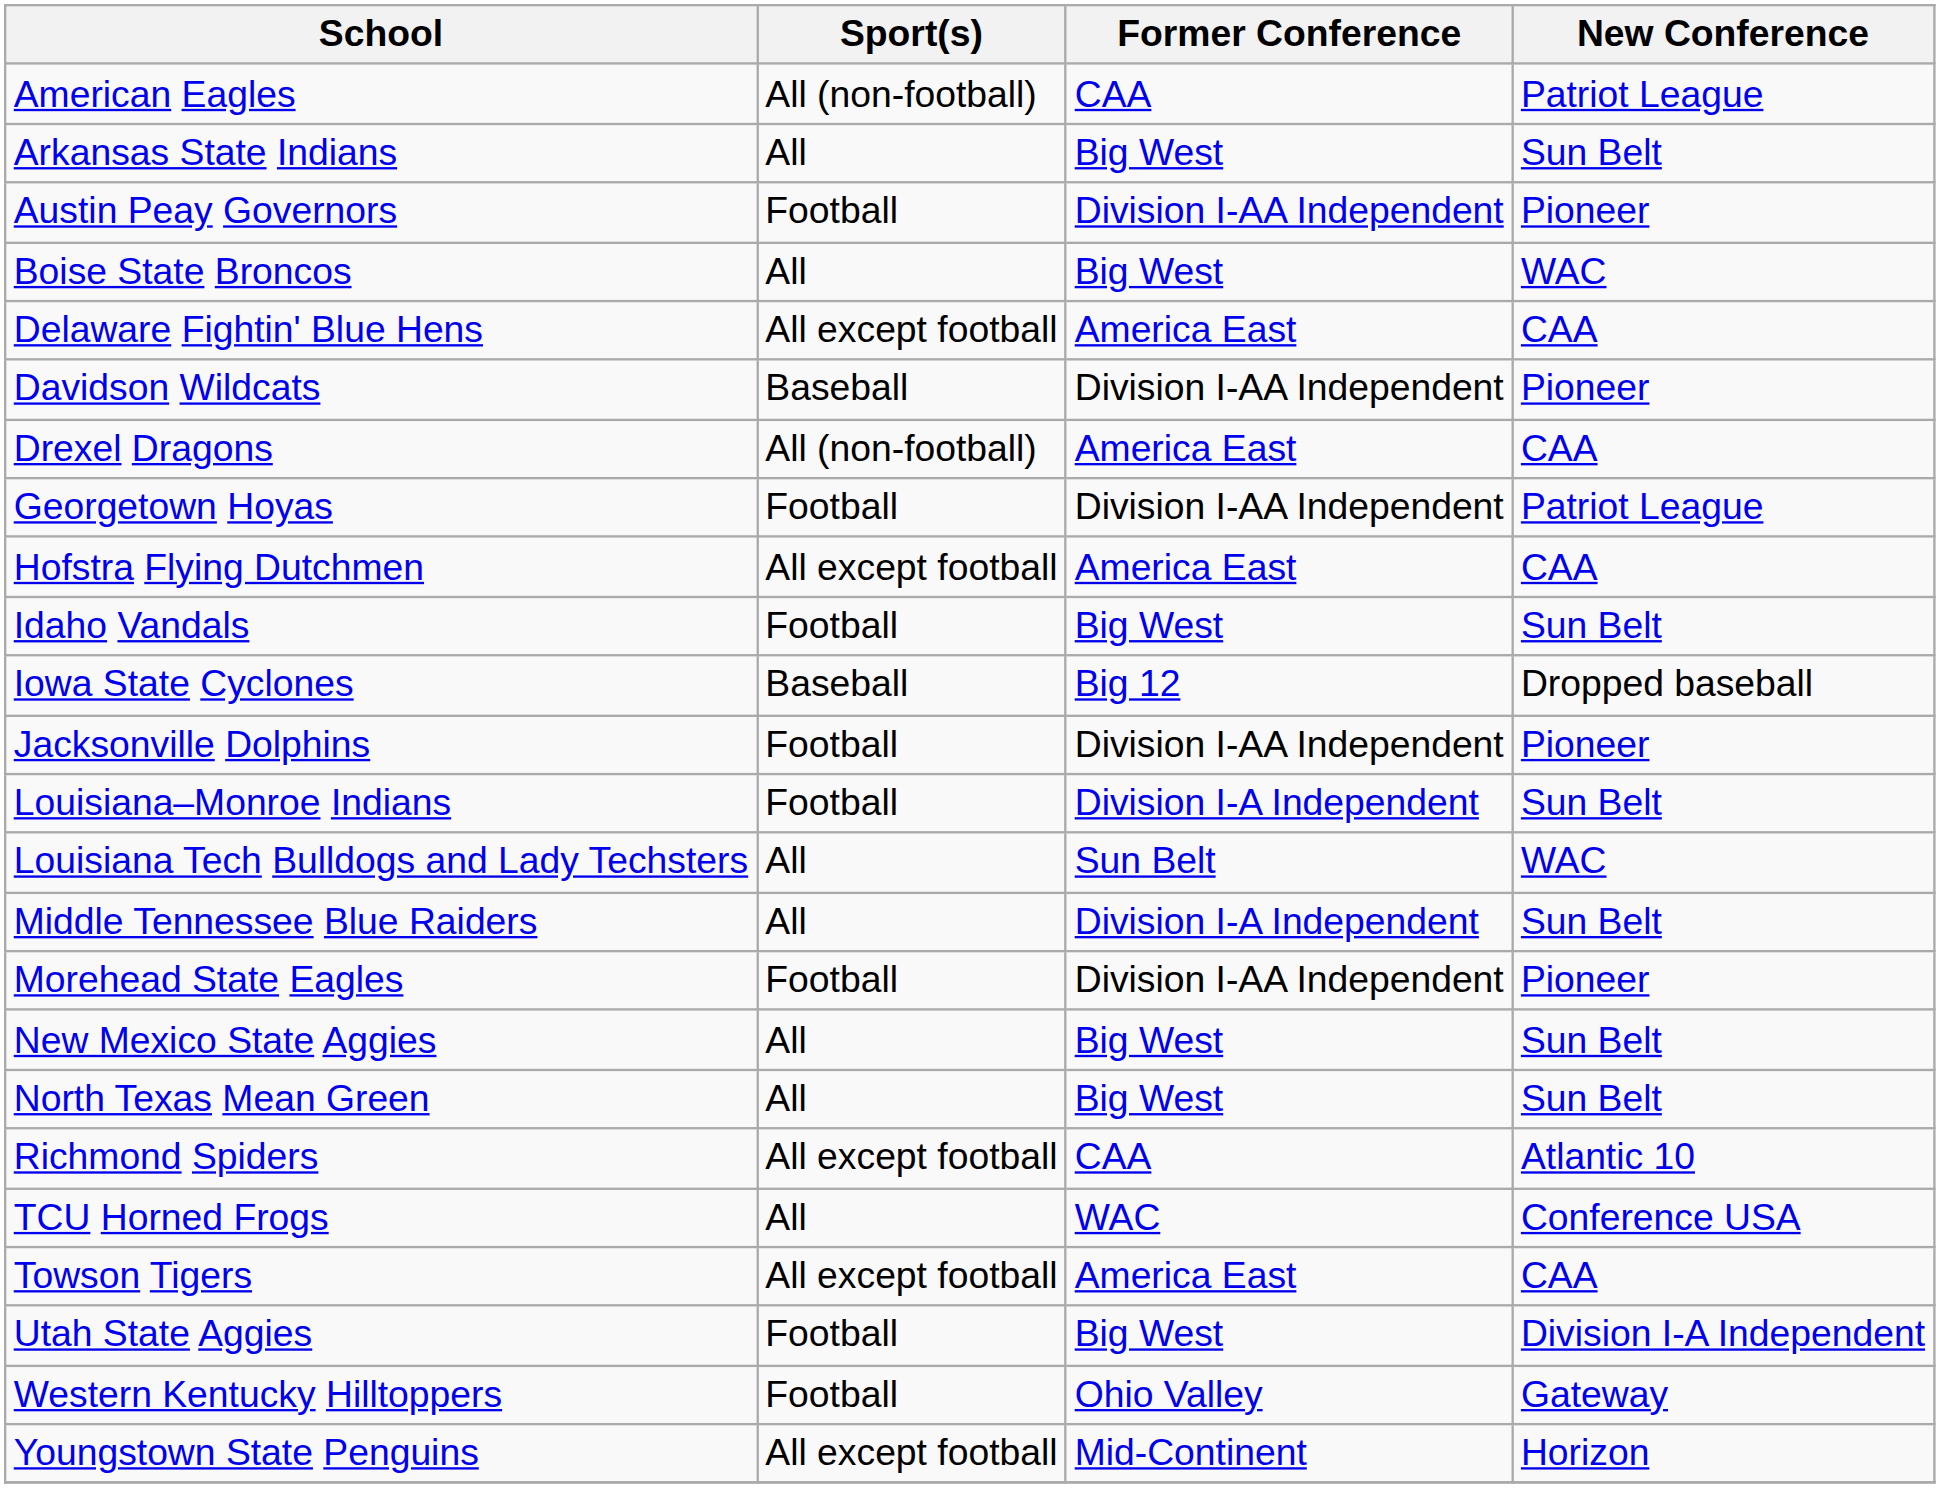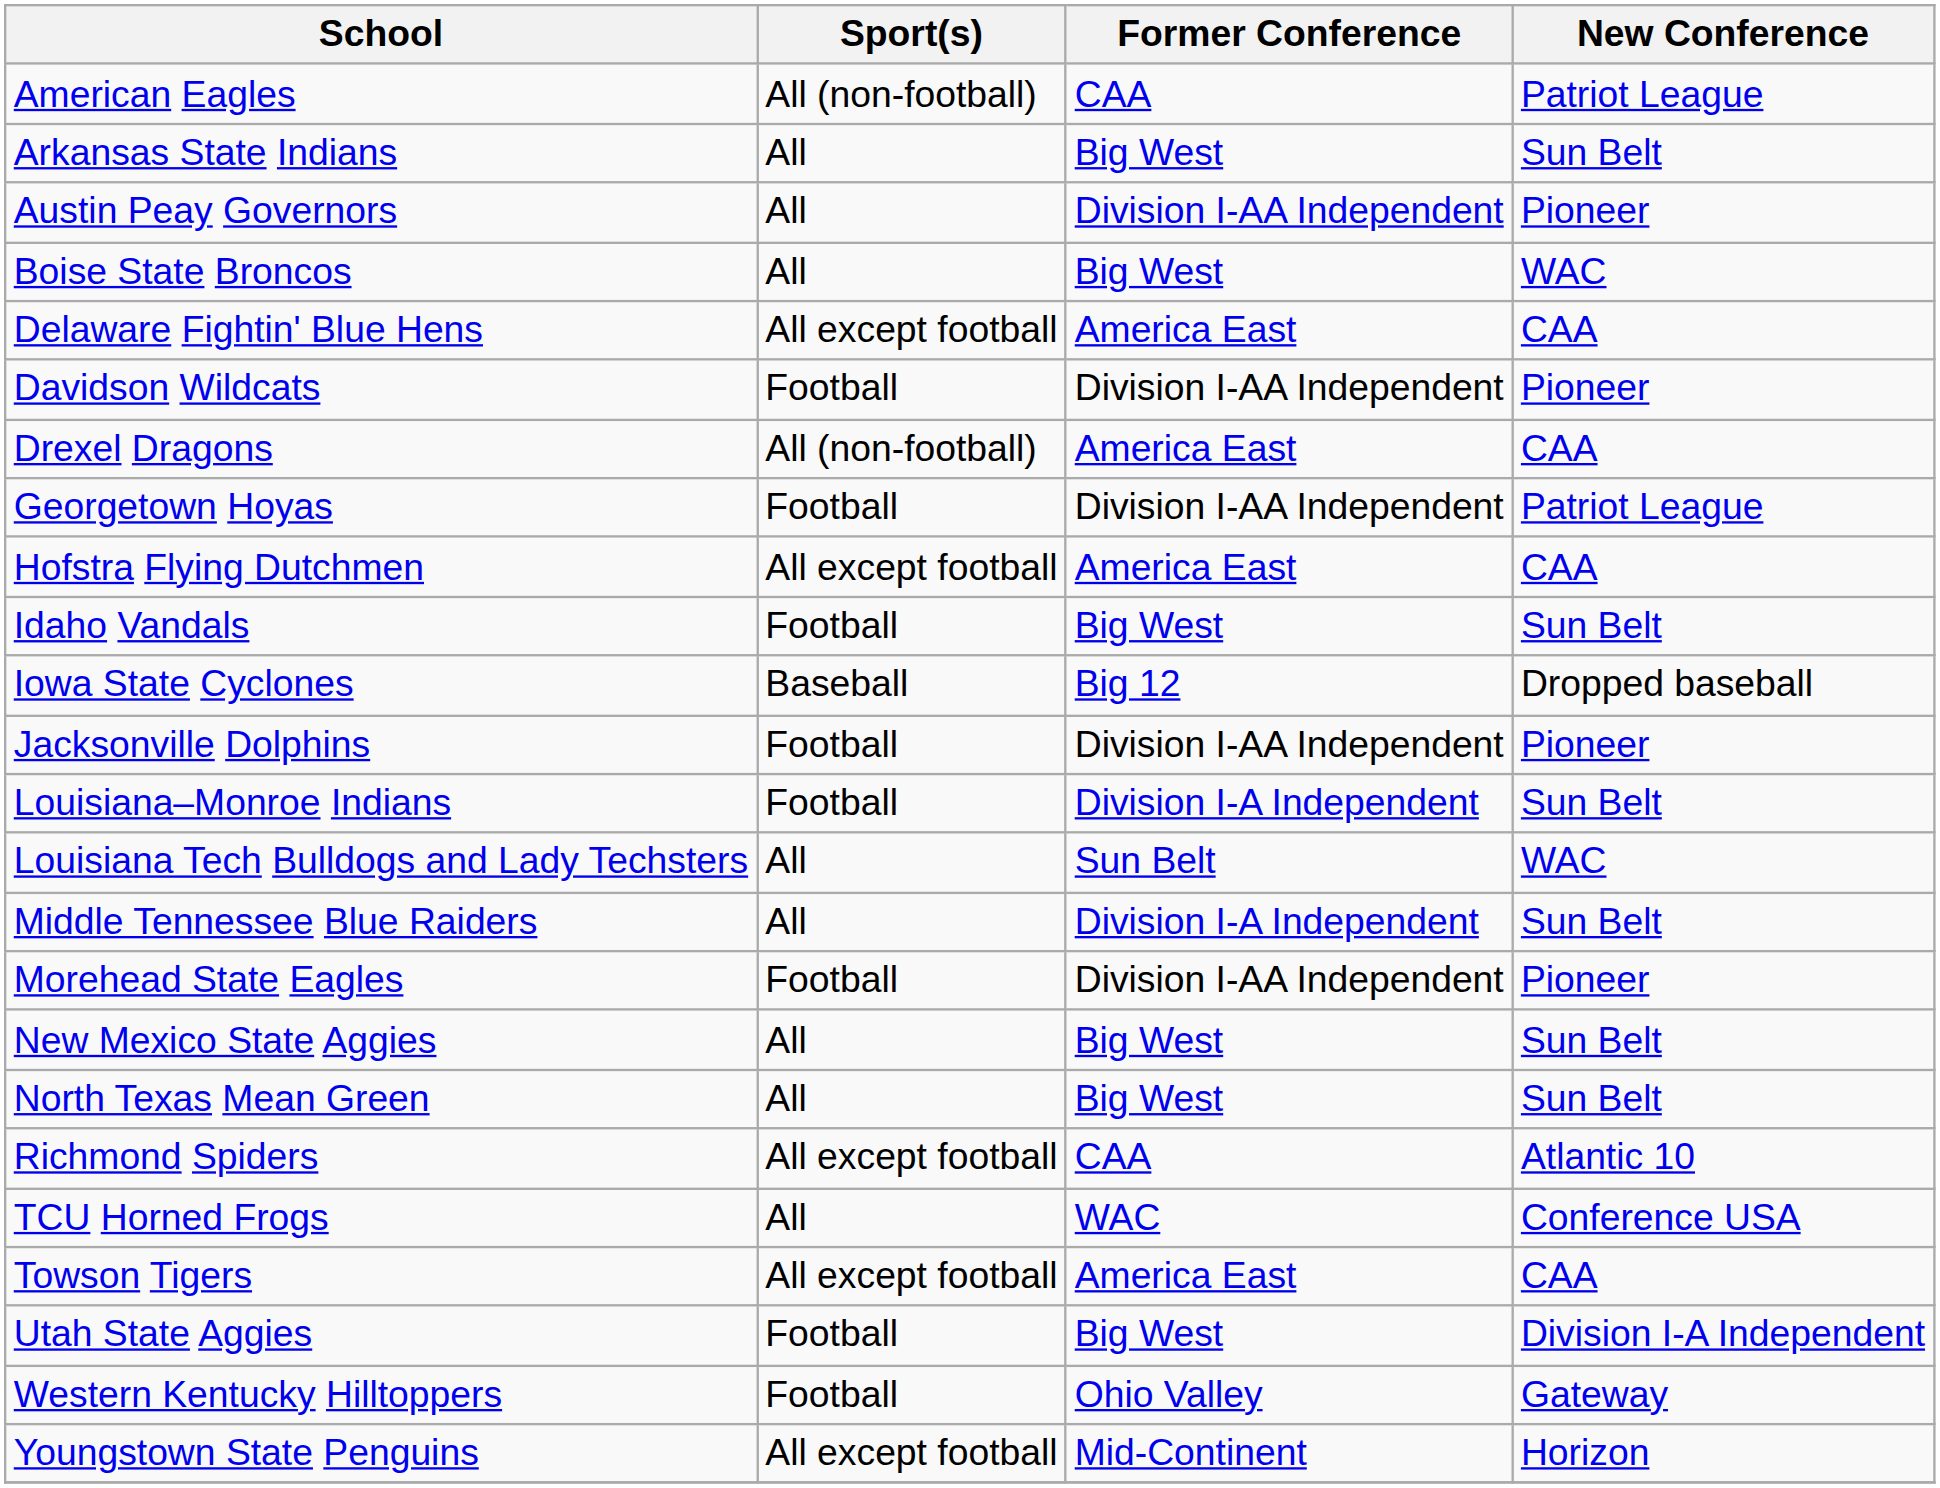(832, 211) Football -> (786, 211) All
(837, 388) Baseball -> (832, 388) Football
